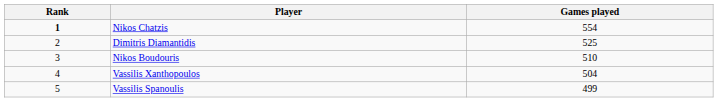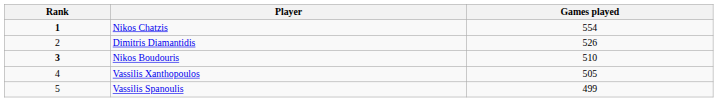(590, 43) 525 -> (590, 43) 526
(57, 58) normal -> (57, 58) bold
(590, 74) 504 -> (590, 74) 505
